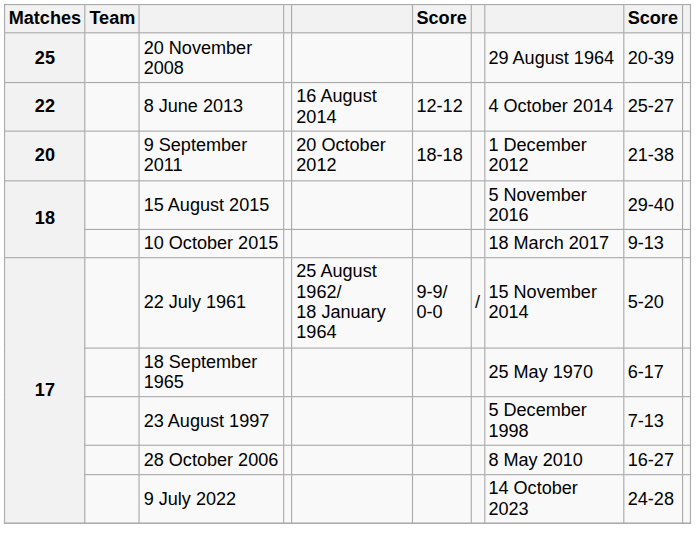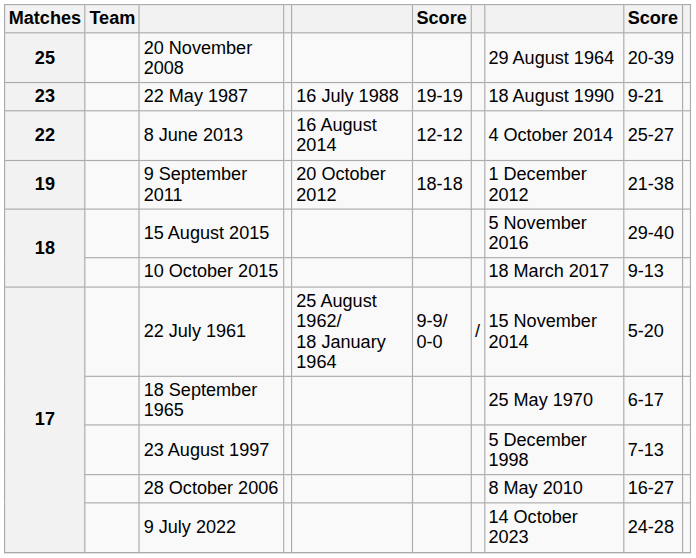+ row: (196, 96)
(45, 155) 20 -> (45, 184) 19
